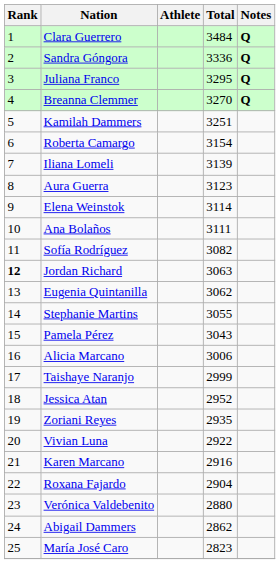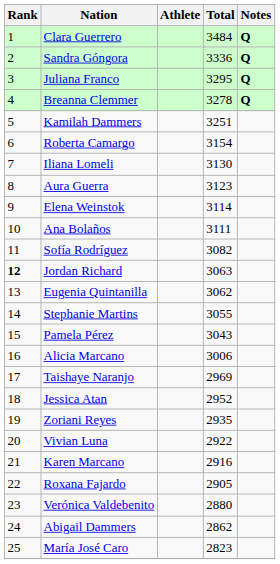(219, 100) 3270 -> (219, 100) 3278
(219, 164) 3139 -> (219, 164) 3130
(219, 377) 2999 -> (219, 377) 2969
(219, 484) 2904 -> (219, 484) 2905
